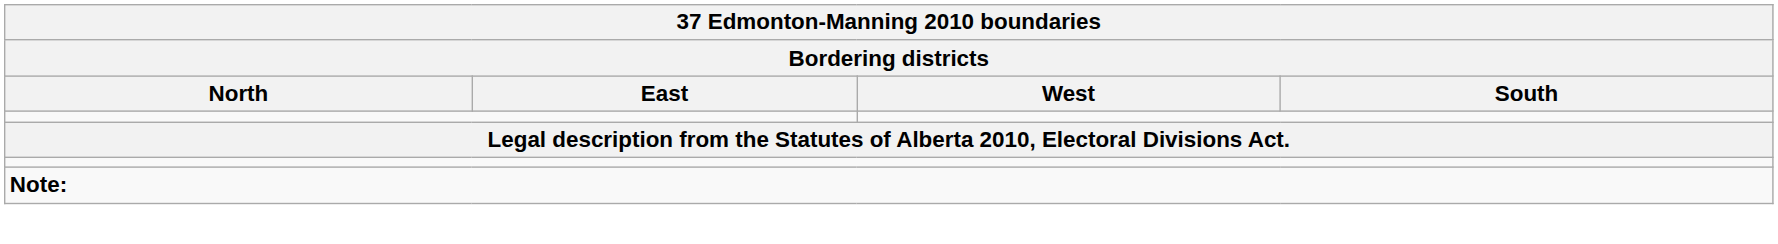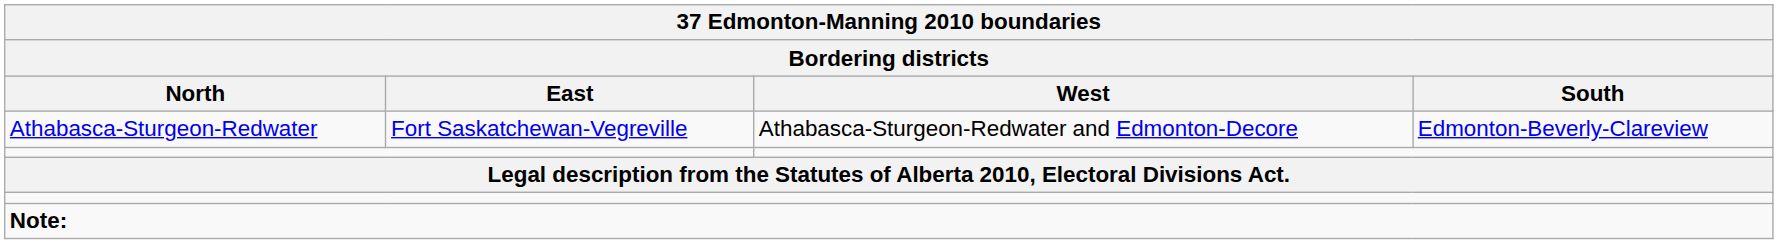+ row: (164, 128)
